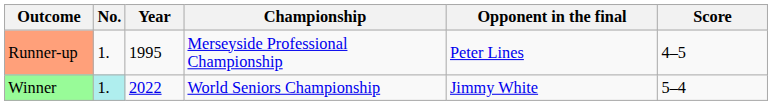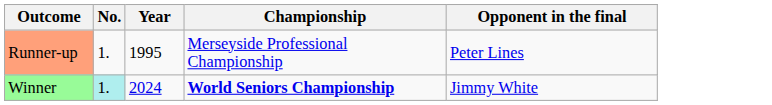- column: (713, 17)
(145, 87) 2022 -> (145, 87) 2024
(284, 87) normal -> (291, 87) bold
